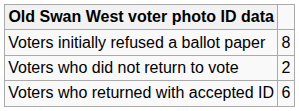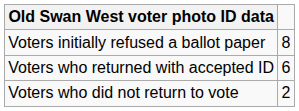rows swapped: (141, 93) <-> (123, 67)
